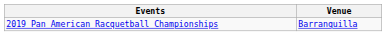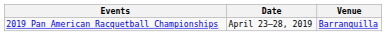+ column: (272, 11)
